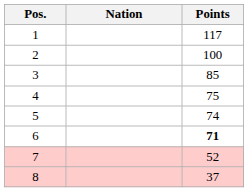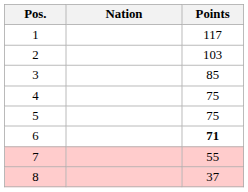(213, 55) 100 -> (213, 55) 103
(213, 116) 74 -> (213, 116) 75
(213, 156) 52 -> (213, 156) 55
